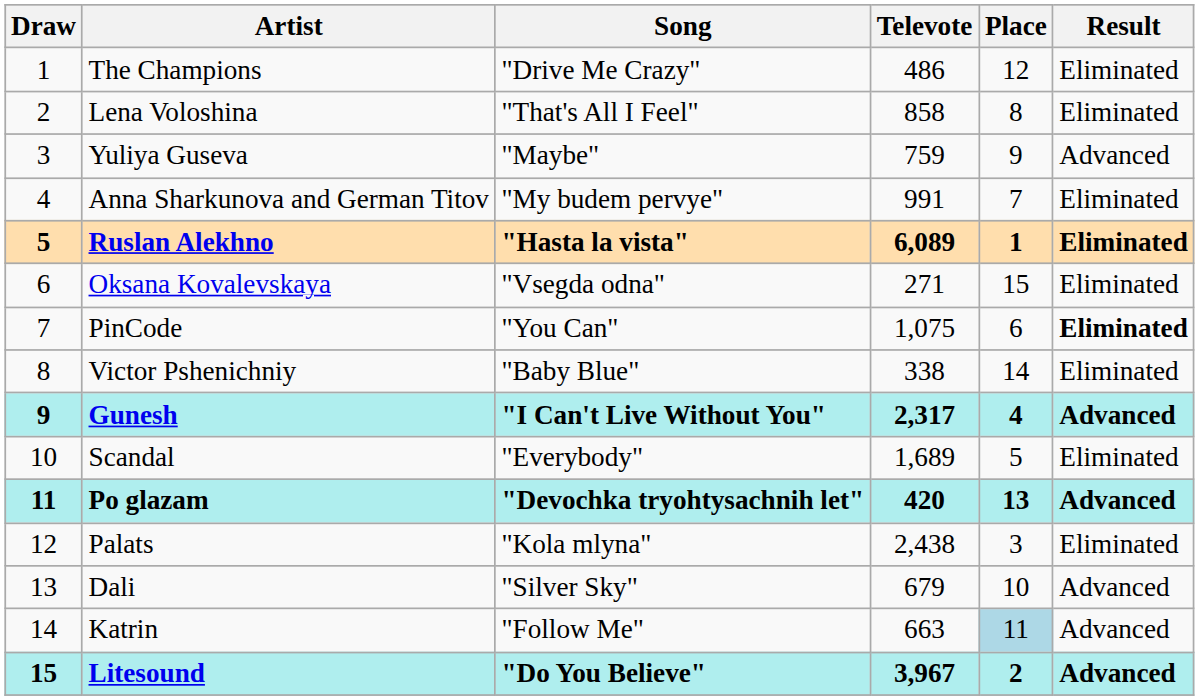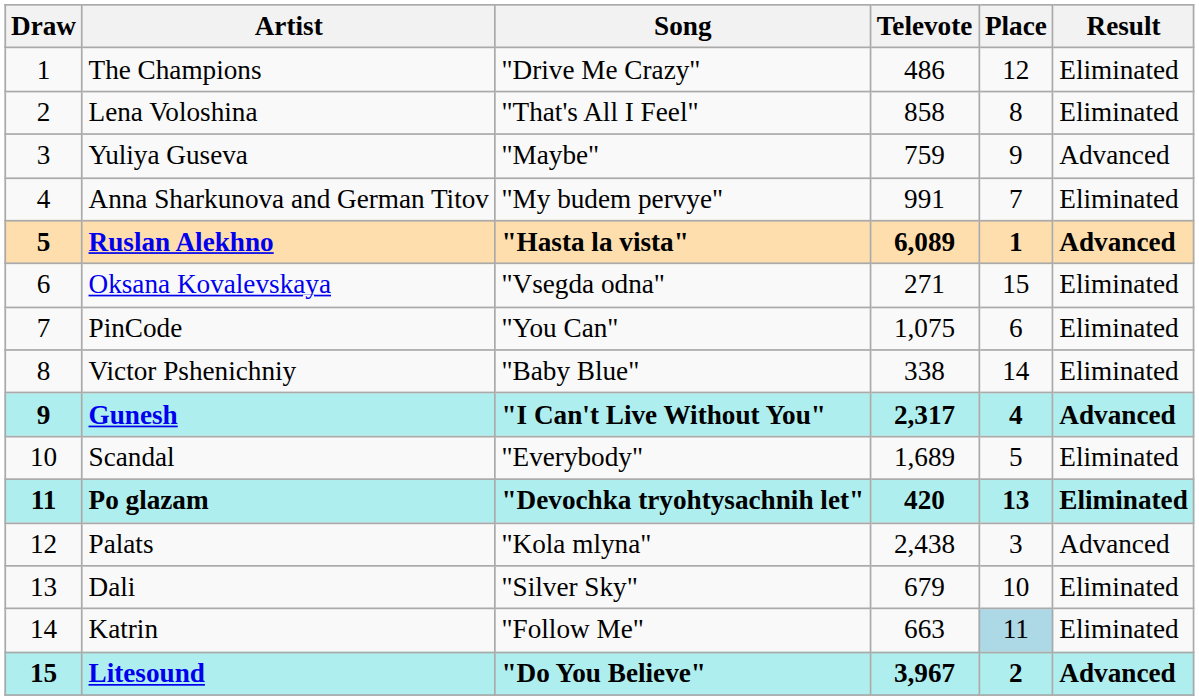(1124, 241) Eliminated -> (1118, 241) Advanced
(1124, 328) bold -> (1119, 328) normal
(1118, 500) Advanced -> (1124, 500) Eliminated
(1119, 543) Eliminated -> (1114, 543) Advanced
(1114, 586) Advanced -> (1119, 586) Eliminated
(1114, 629) Advanced -> (1119, 629) Eliminated
